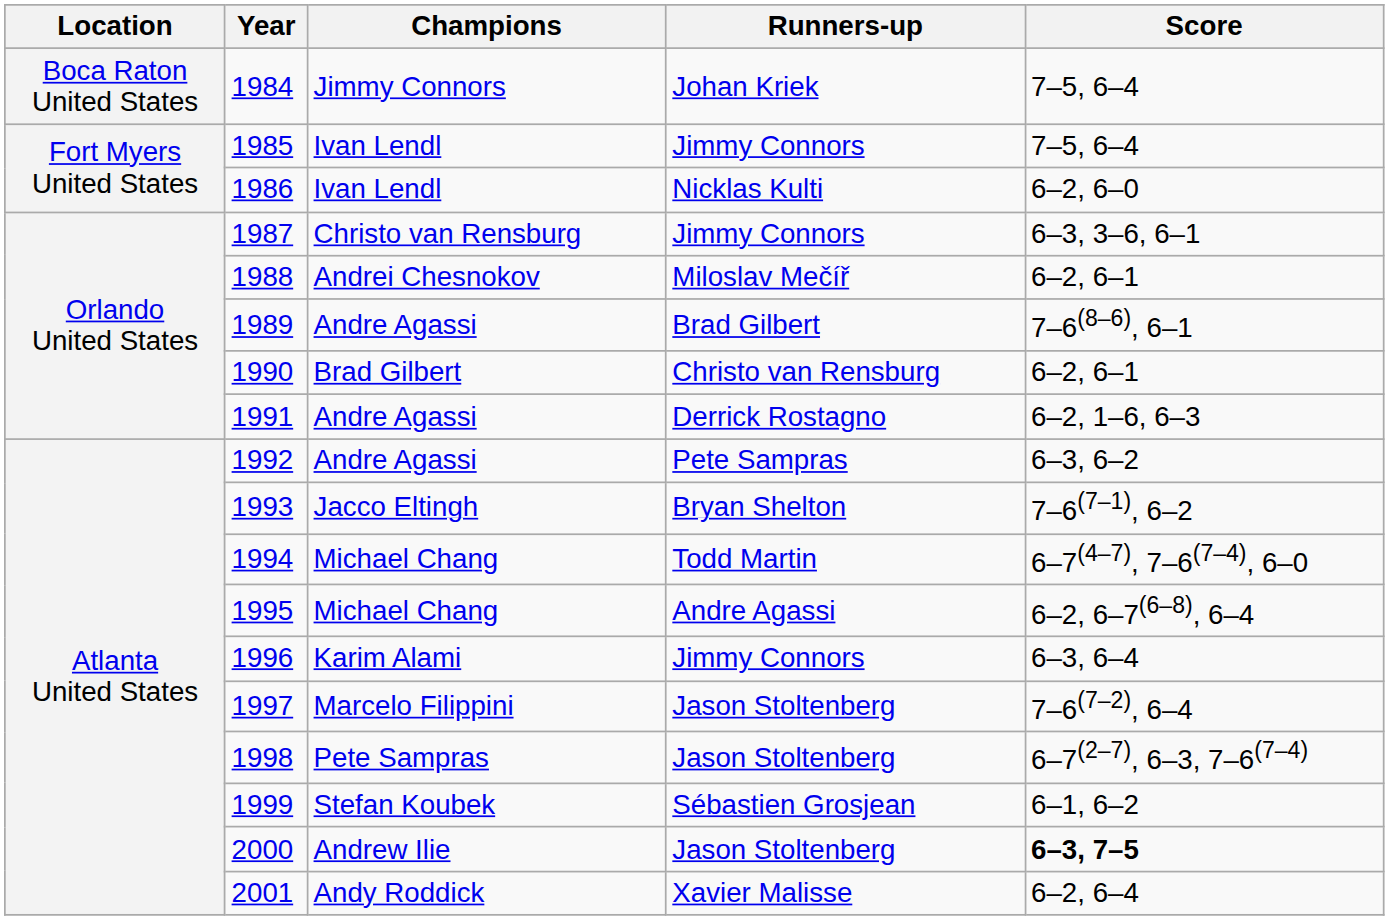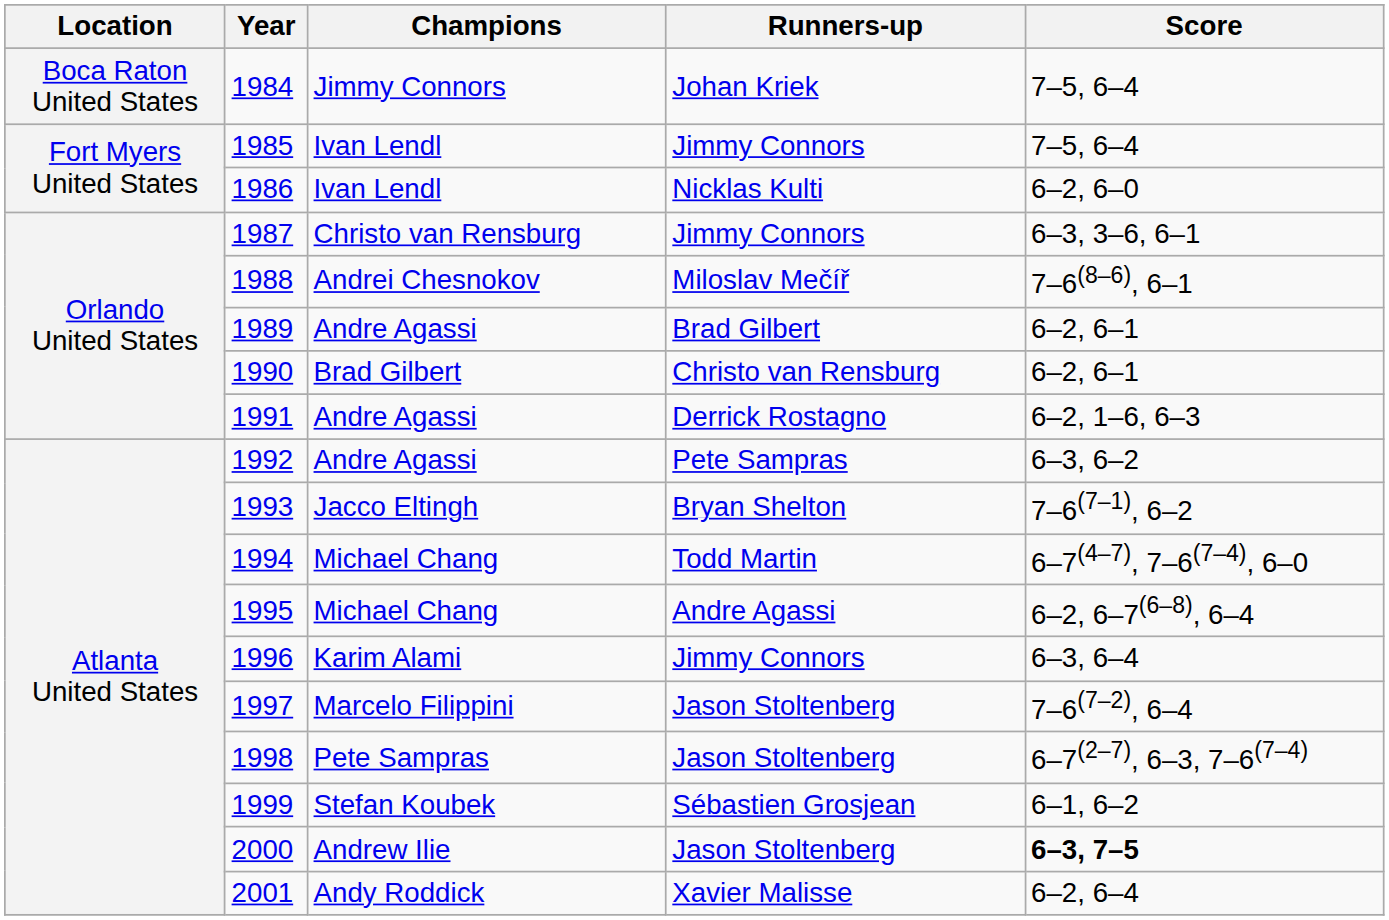(1085, 277) 6–2, 6–1 -> (1112, 280) 7–6(8–6), 6–1
(1112, 324) 7–6(8–6), 6–1 -> (1085, 328) 6–2, 6–1
